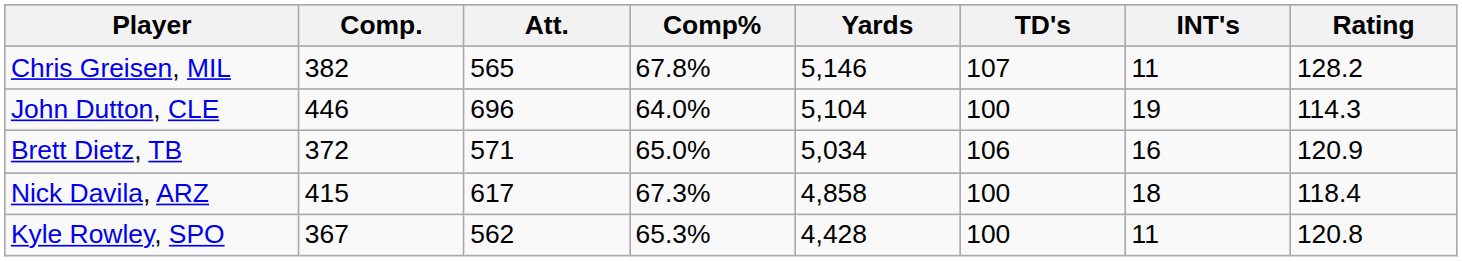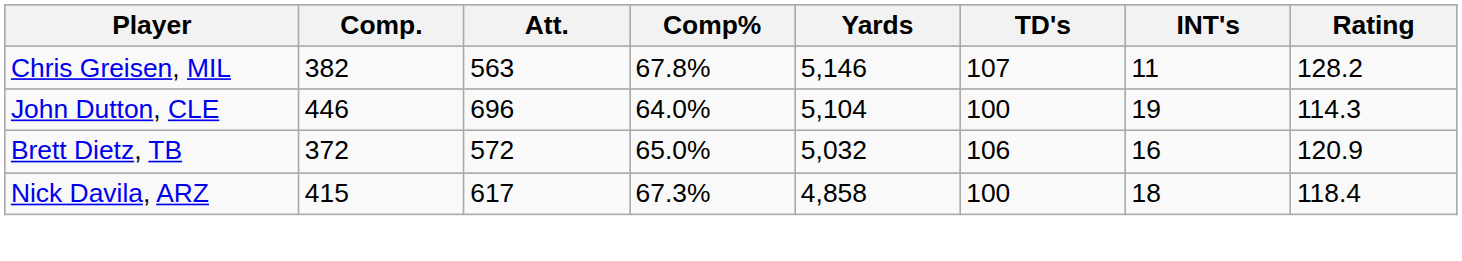(492, 67) 565 -> (492, 67) 563
(492, 151) 571 -> (492, 151) 572
(834, 151) 5,034 -> (834, 151) 5,032
- row: (118, 234)
